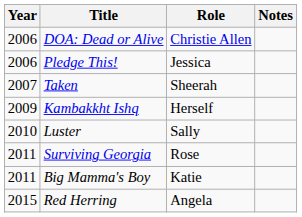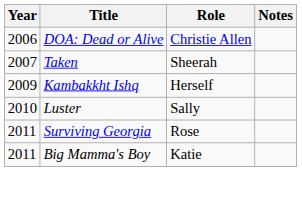- row: (81, 62)
- row: (80, 200)
